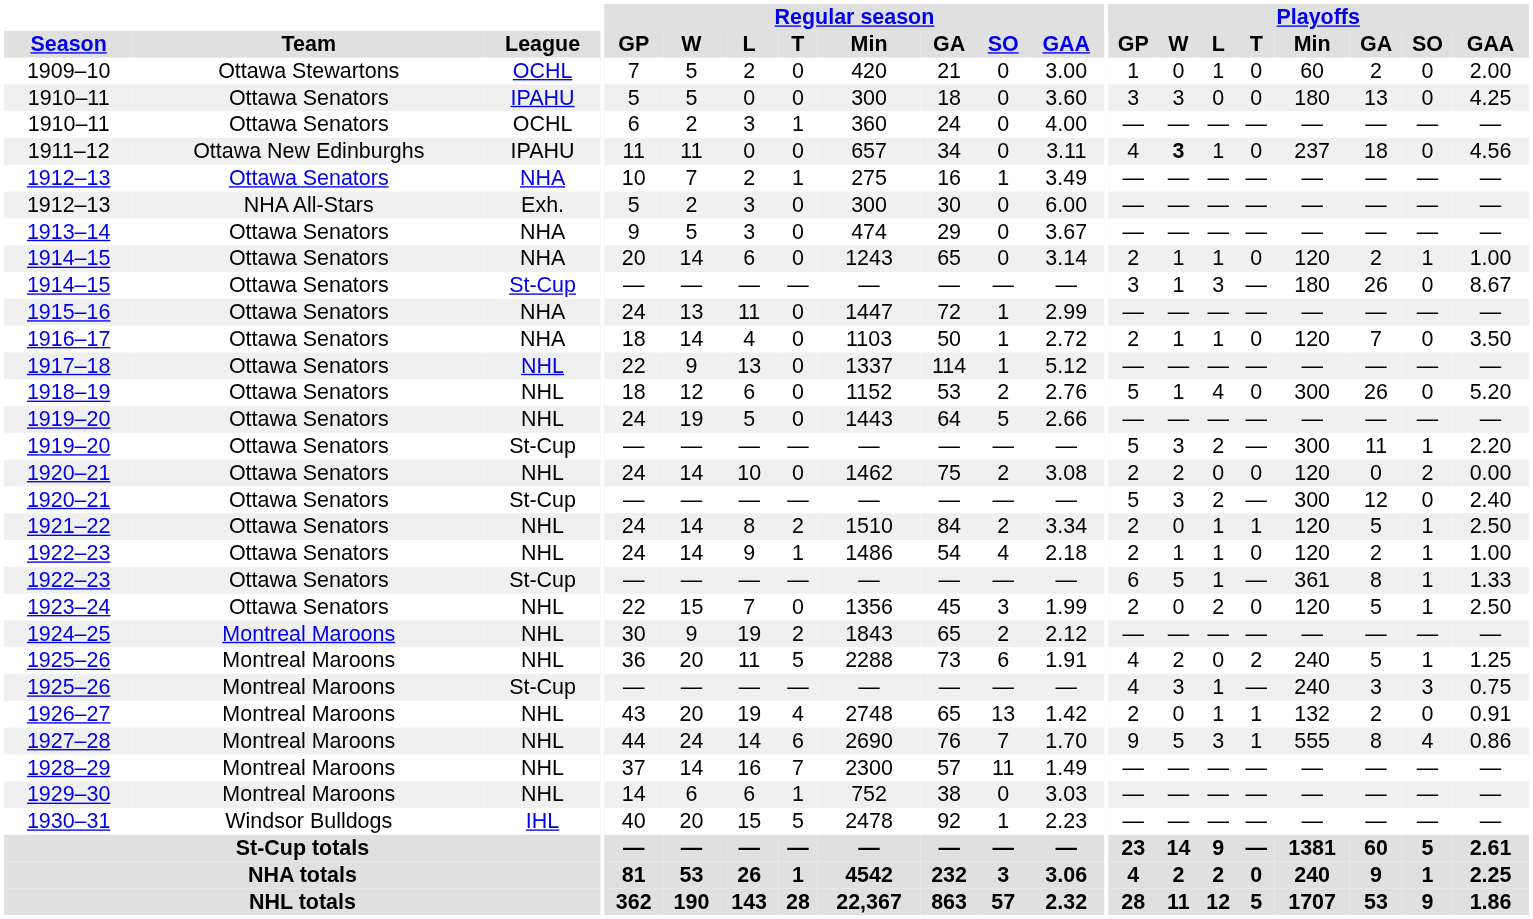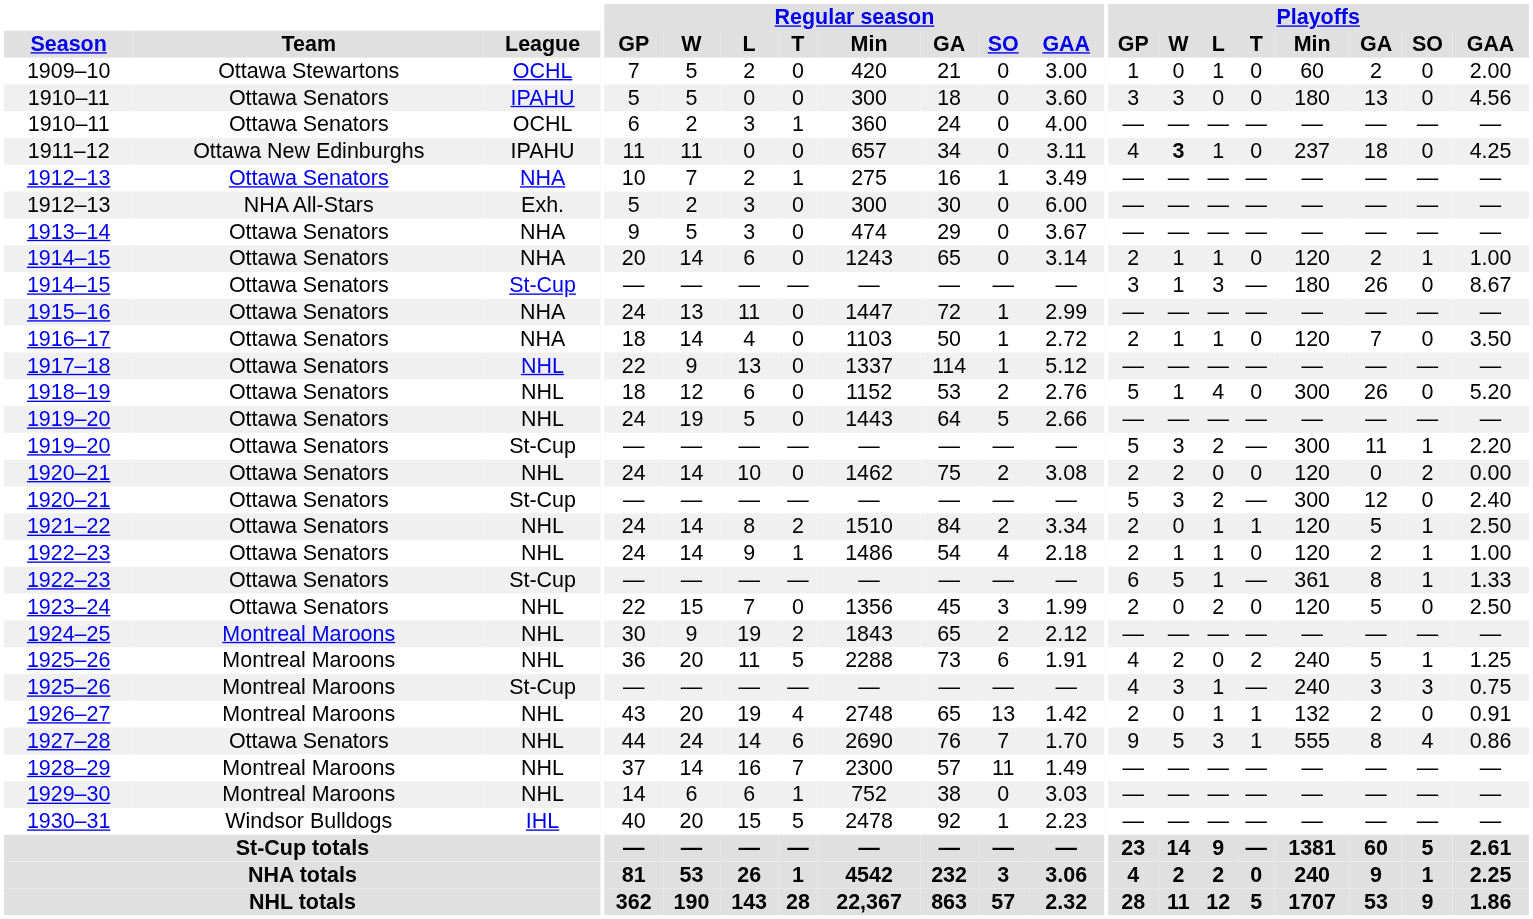(1491, 97) 4.25 -> (1491, 97) 4.56
(1491, 151) 4.56 -> (1491, 151) 4.25
(1427, 606) 1 -> (1427, 606) 0
(309, 740) Montreal Maroons -> (309, 740) Ottawa Senators
